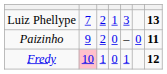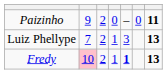rows swapped: (42, 39) <-> (42, 19)
(103, 59) 1 -> (103, 59) 2
(115, 59) 0 -> (115, 59) 1
(126, 59) normal -> (126, 59) bold
(153, 59) 12 -> (153, 59) 13
